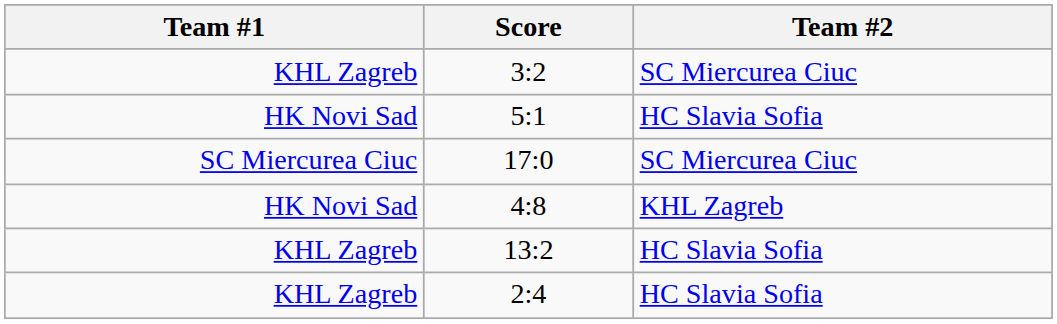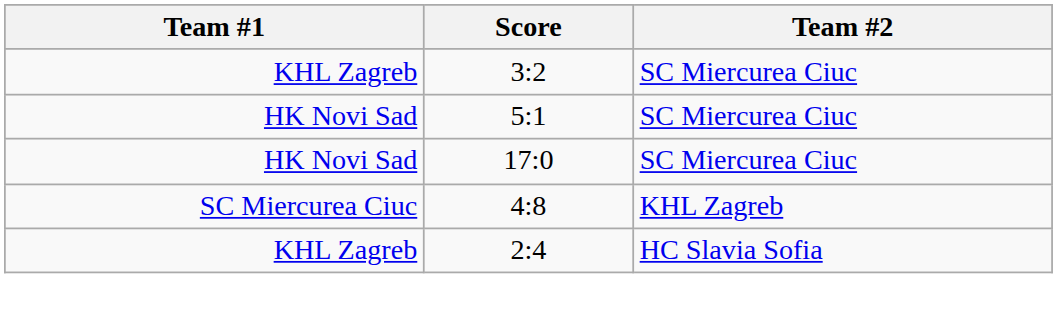(731, 116) HC Slavia Sofia -> (748, 116) SC Miercurea Ciuc
(309, 160) SC Miercurea Ciuc -> (341, 160) HK Novi Sad
(341, 205) HK Novi Sad -> (309, 205) SC Miercurea Ciuc
- row: (528, 250)
